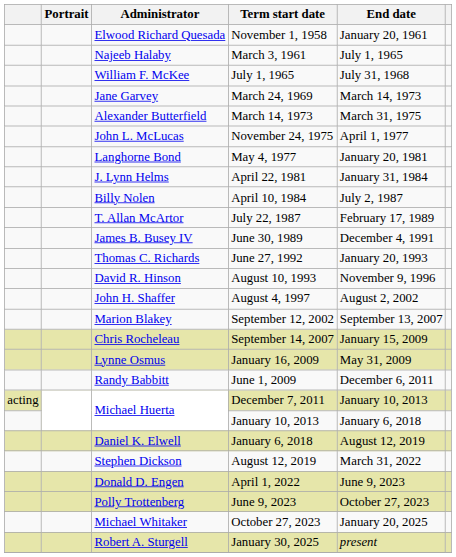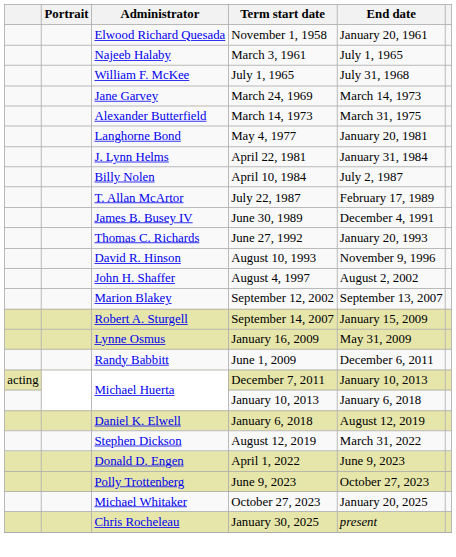- row: (282, 136)
(137, 339) Chris Rocheleau -> (141, 319) Robert A. Sturgell
(141, 542) Robert A. Sturgell -> (137, 522) Chris Rocheleau
